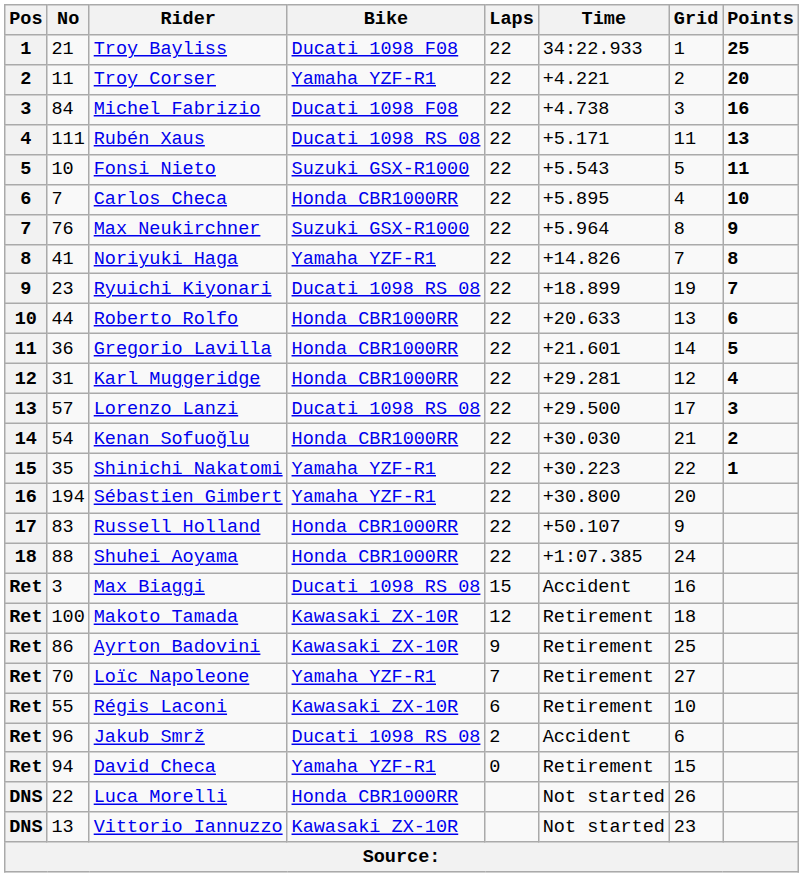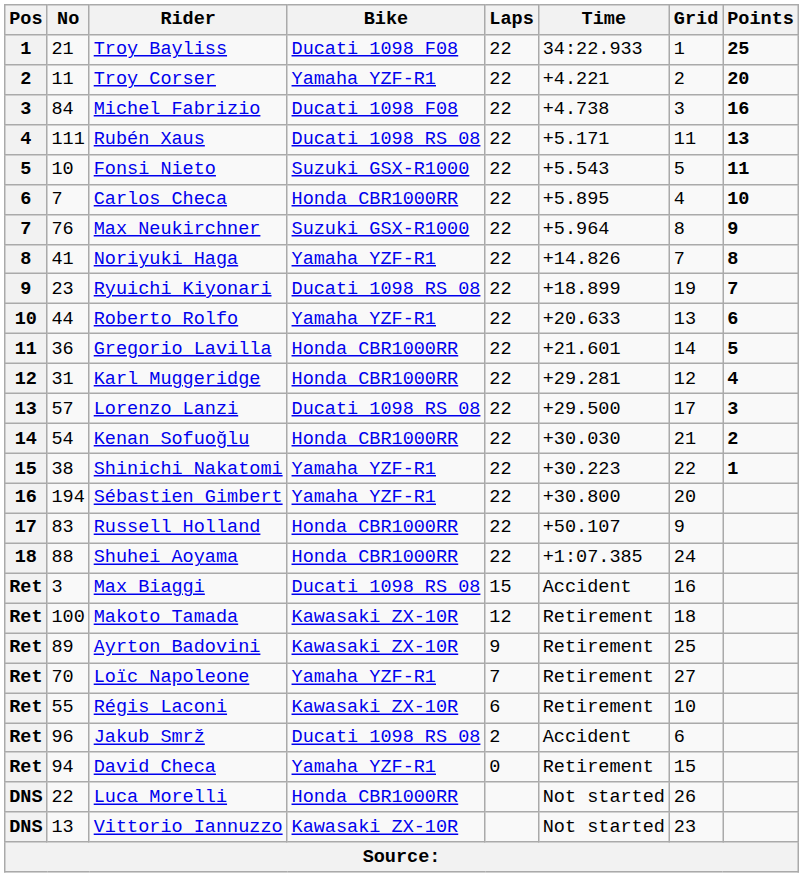(375, 319) Honda CBR1000RR -> (364, 319) Yamaha YZF-R1
(63, 469) 35 -> (63, 469) 38
(63, 648) 86 -> (63, 648) 89
